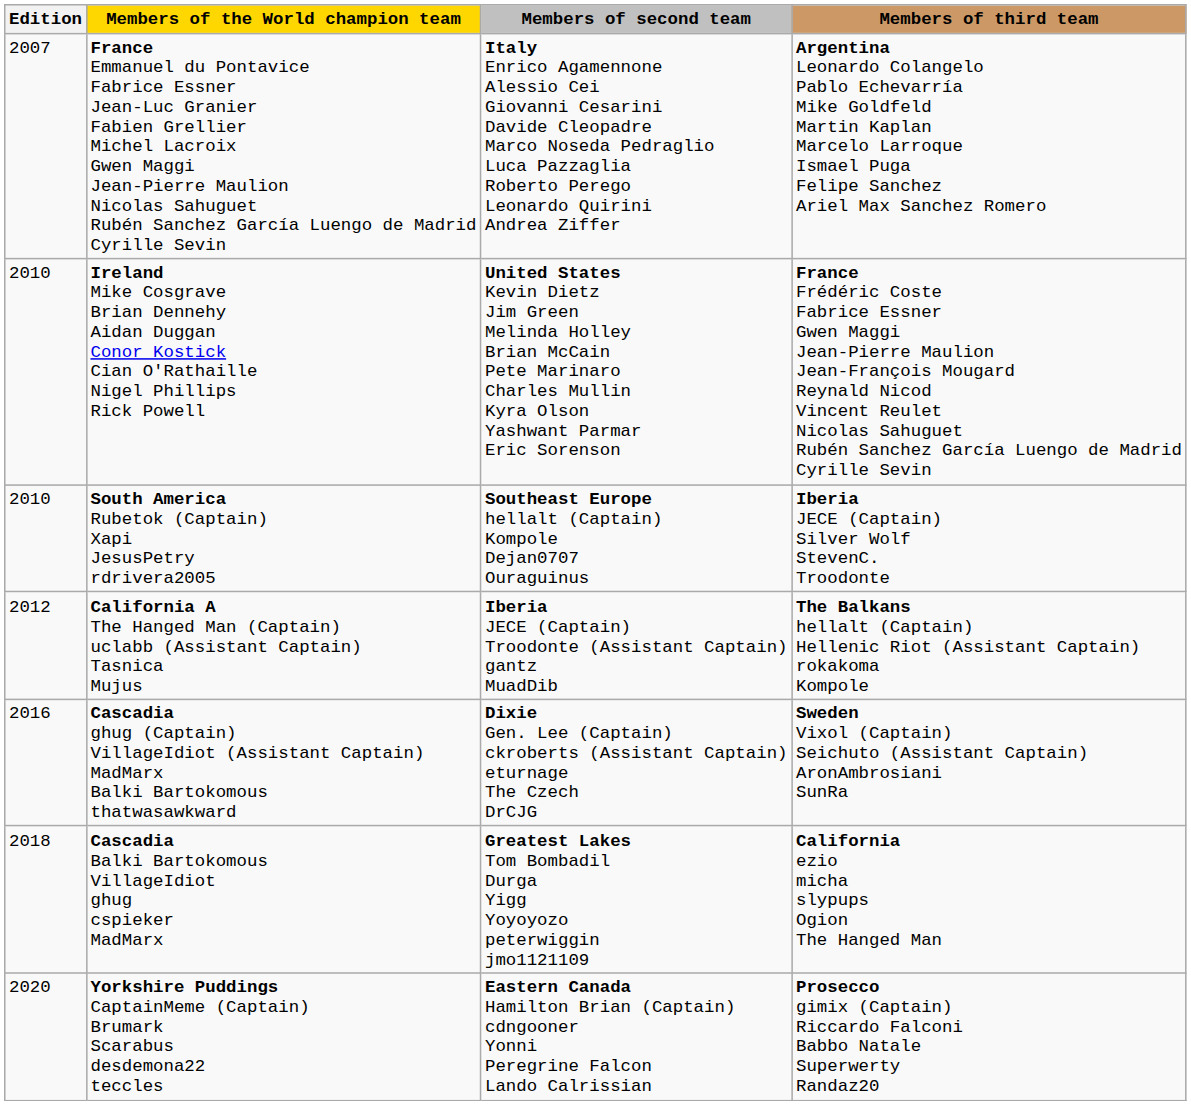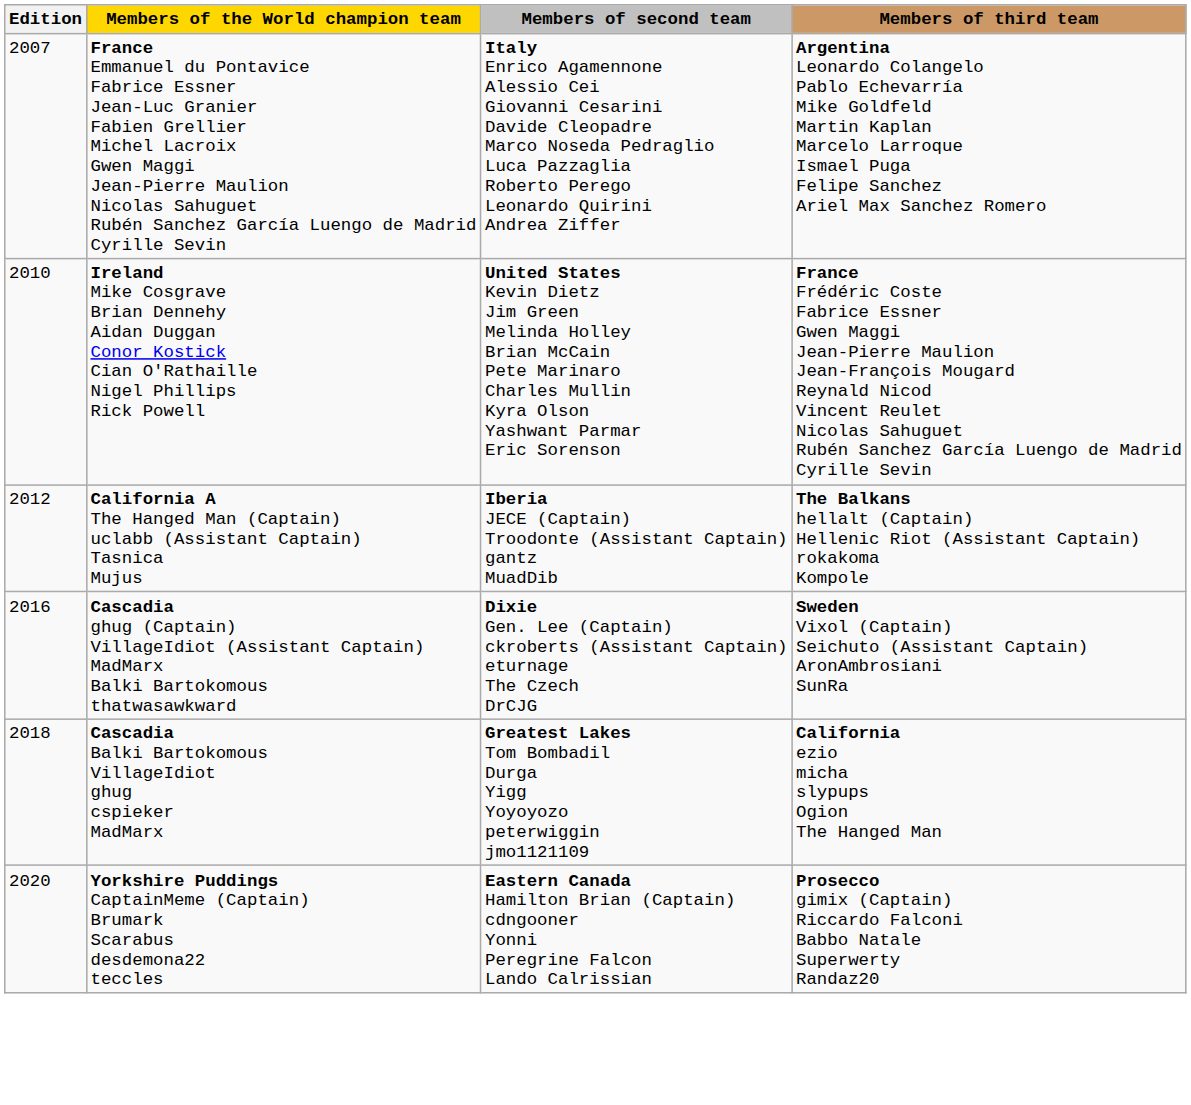- row: (179, 539)
